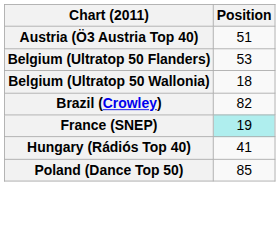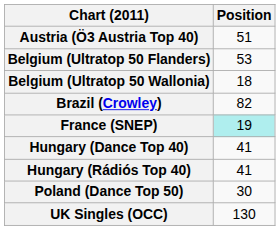+ row: (109, 147)
(244, 170) 85 -> (244, 192) 30
+ row: (109, 214)
